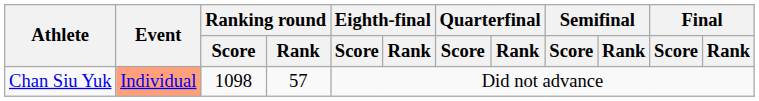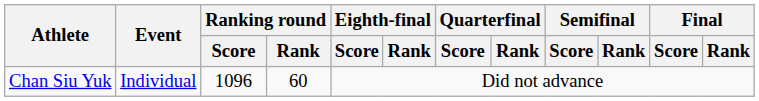(158, 81) lightsalmon background -> (158, 81) no background
(233, 81) 1098 -> (233, 81) 1096
(298, 81) 57 -> (298, 81) 60
